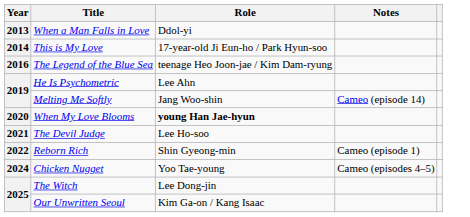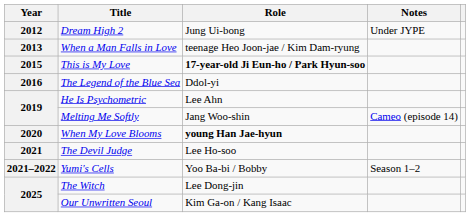+ row: (92, 30)
(175, 30) Ddol-yi -> (272, 47) teenage Heo Joon-jae / Kim Dam-ryung
(18, 47) 2014 -> (31, 64) 2015
(243, 47) normal -> (275, 64) bold
(245, 64) teenage Heo Joon-jae / Kim Dam-ryung -> (202, 82) Ddol-yi
+ row: (87, 168)
- row: (61, 151)
- row: (69, 168)
